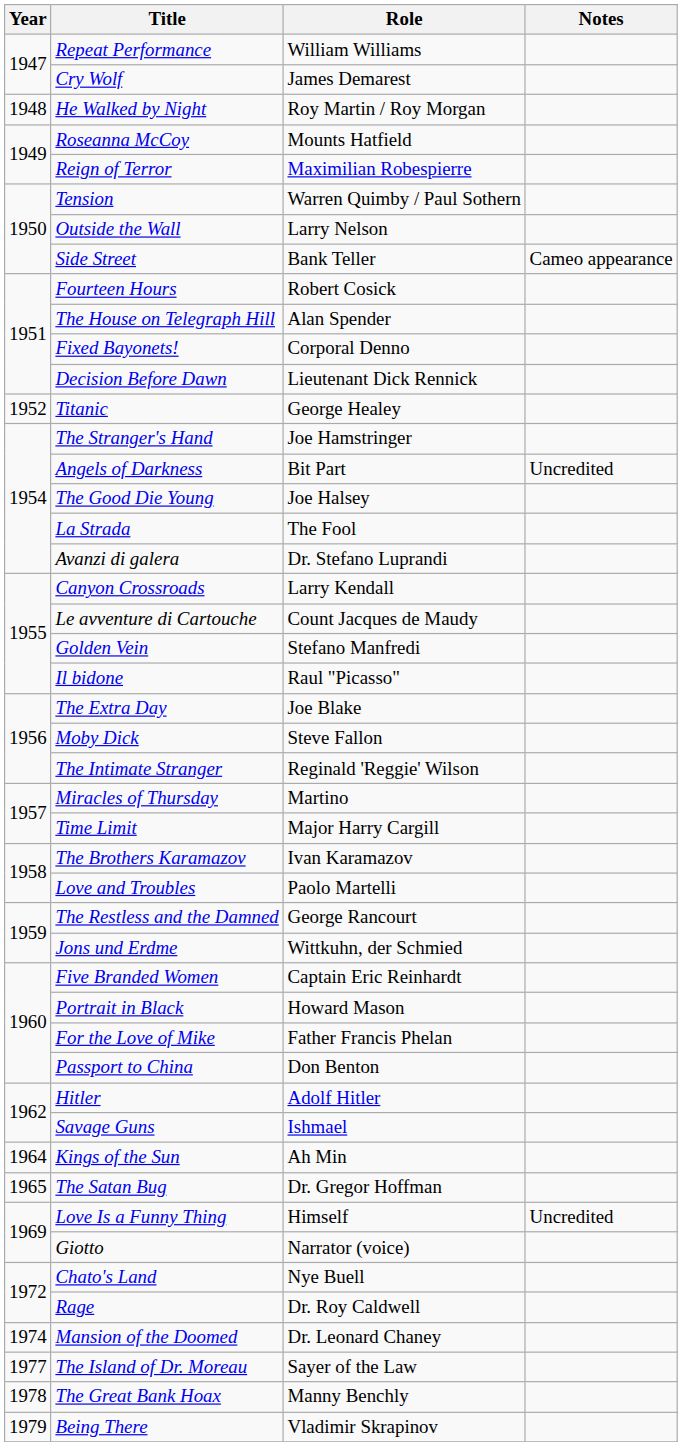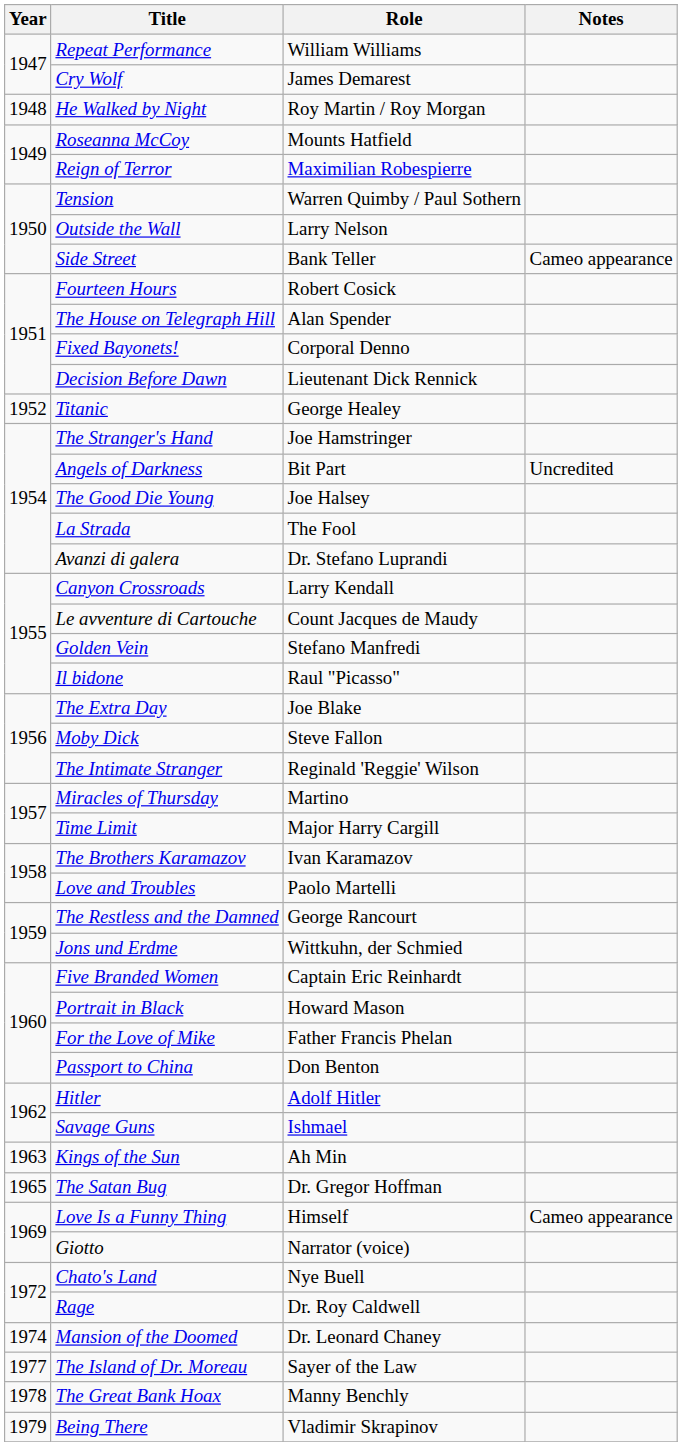(28, 1157) 1964 -> (28, 1157) 1963
(572, 1217) Uncredited -> (601, 1217) Cameo appearance
